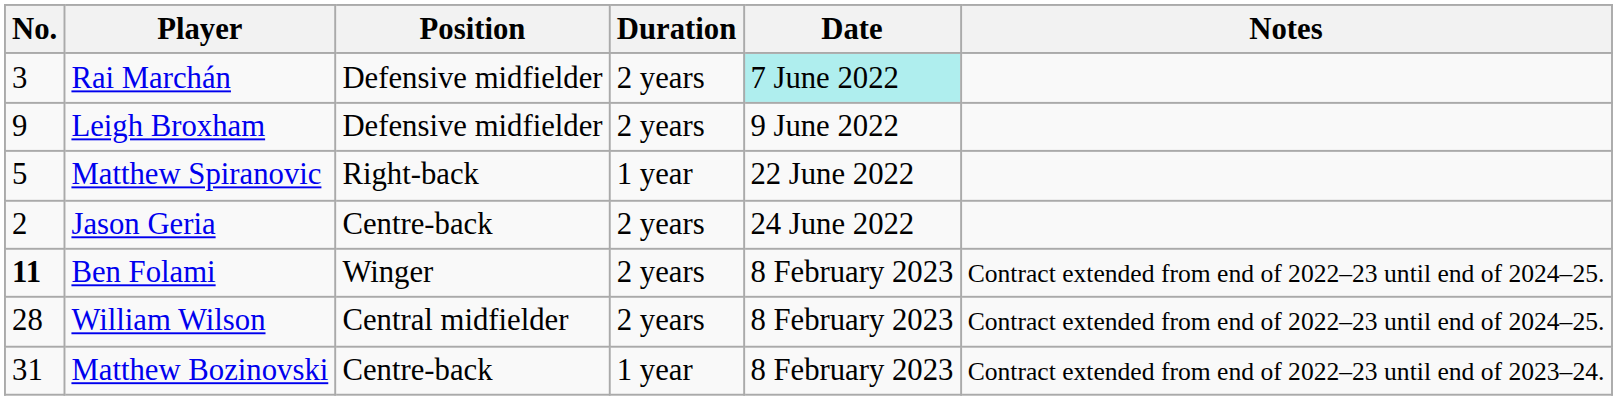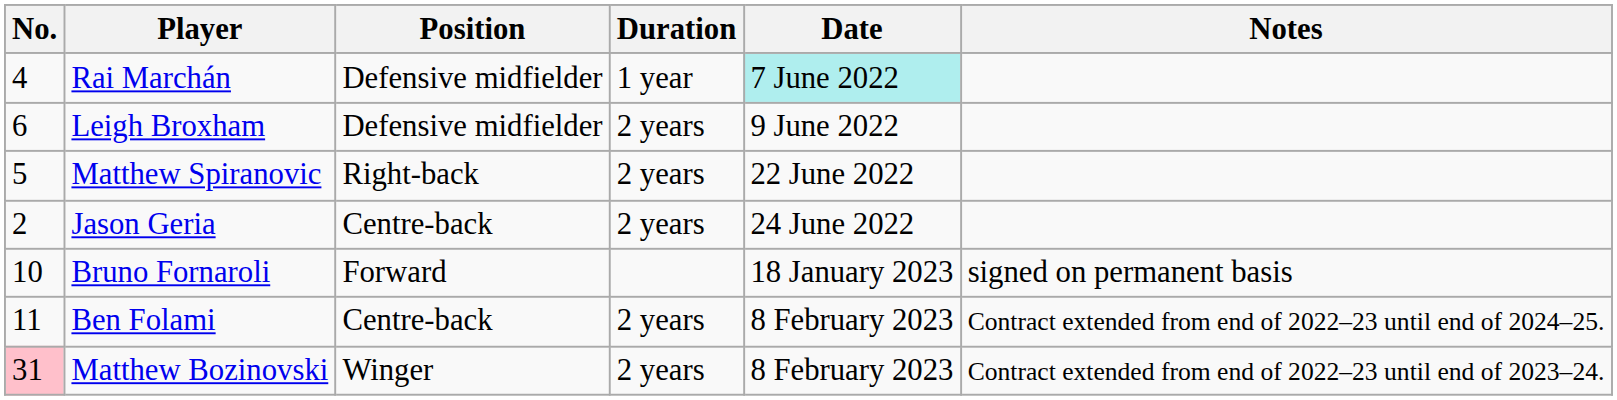(20, 77) 3 -> (20, 77) 4
(661, 77) 2 years -> (655, 77) 1 year
(20, 126) 9 -> (20, 126) 6
(655, 175) 1 year -> (661, 175) 2 years
+ row: (171, 272)
(27, 272) bold -> (27, 321) normal
(388, 272) Winger -> (417, 321) Centre-back
- row: (168, 321)
(27, 369) no background -> (27, 369) pink background
(417, 369) Centre-back -> (388, 369) Winger
(655, 369) 1 year -> (661, 369) 2 years
